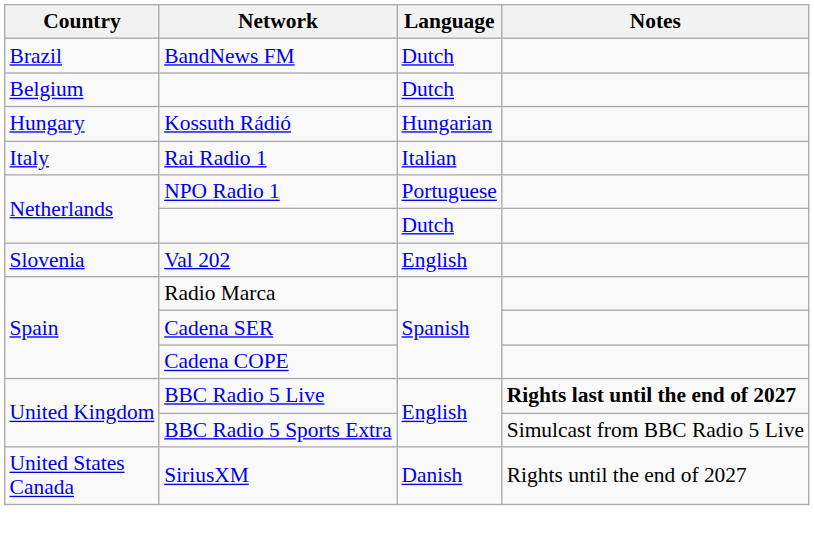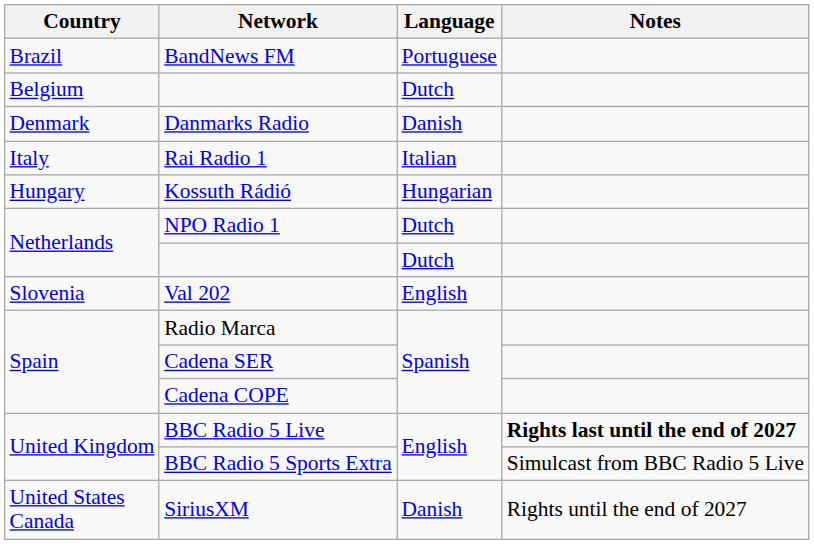(428, 55) Dutch -> (449, 55) Portuguese
+ row: (49, 123)
rows swapped: (47, 123) <-> (29, 157)
(449, 191) Portuguese -> (428, 225) Dutch
